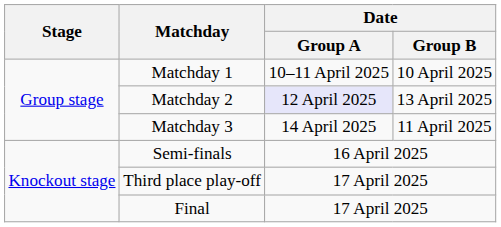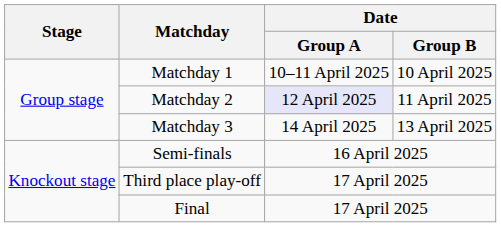(444, 99) 13 April 2025 -> (444, 99) 11 April 2025
(444, 126) 11 April 2025 -> (444, 126) 13 April 2025
